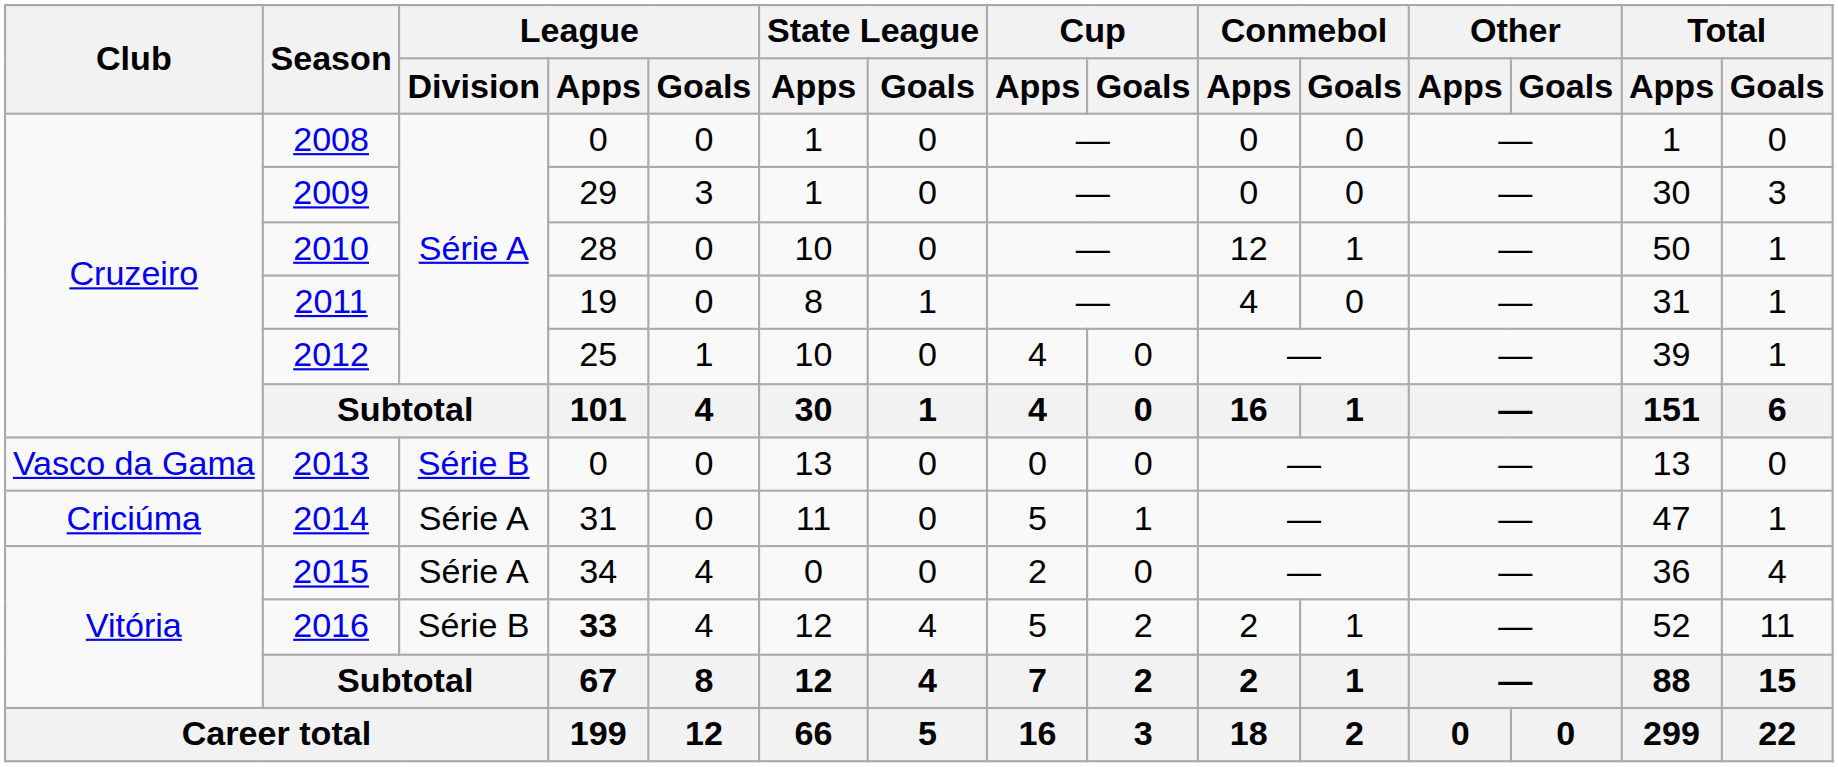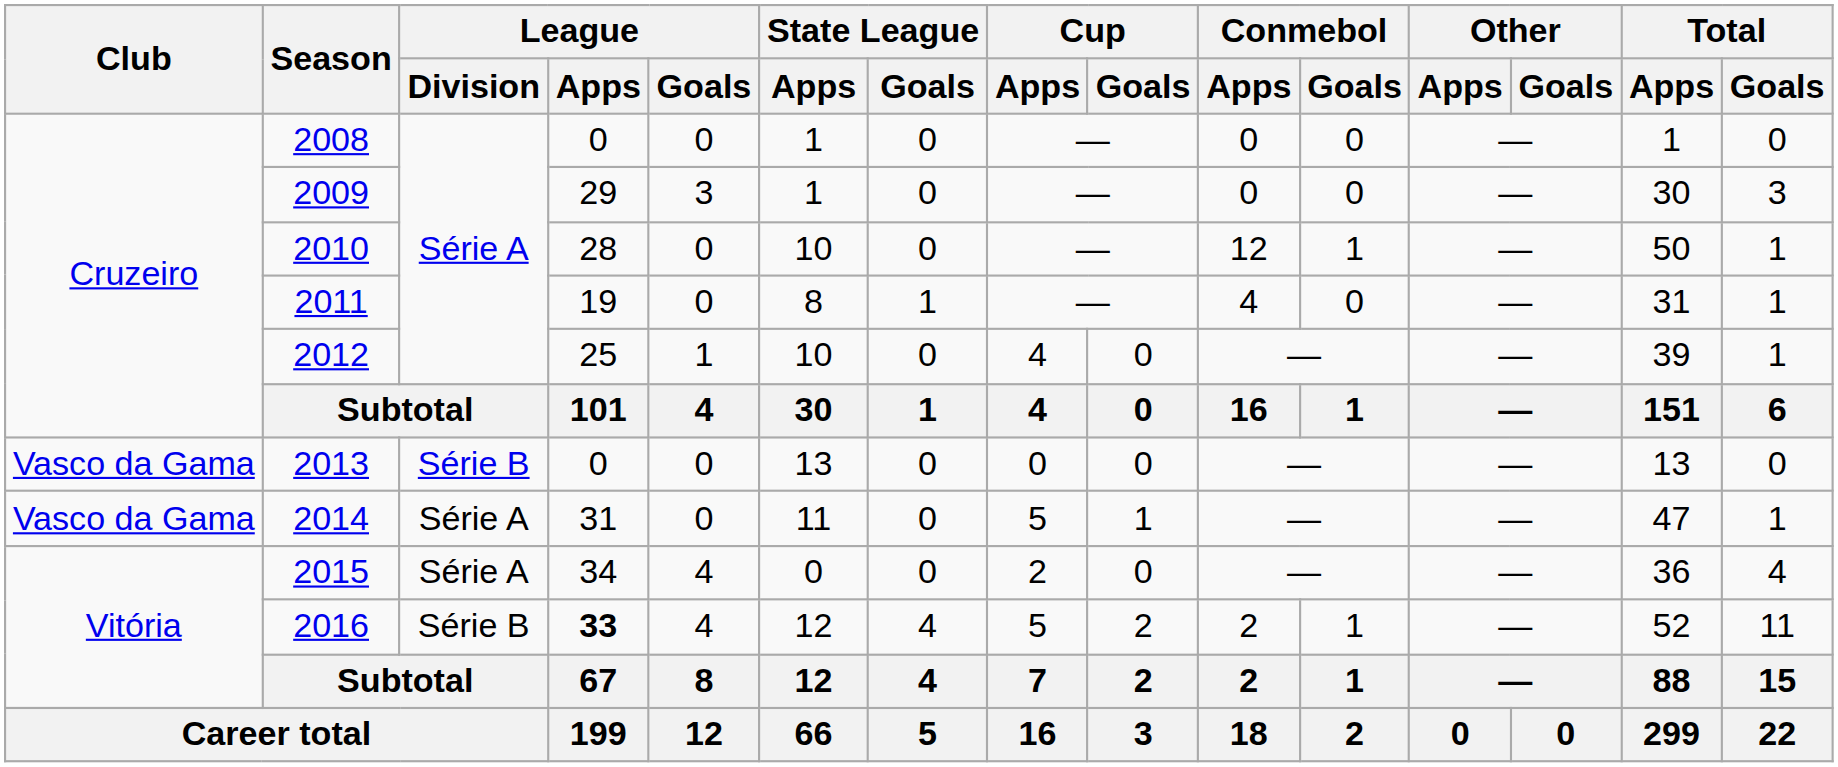(134, 517) Criciúma -> (134, 517) Vasco da Gama
